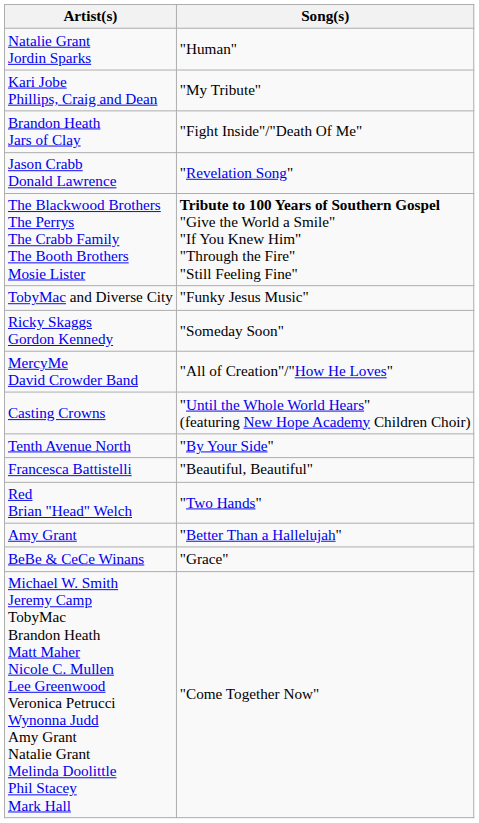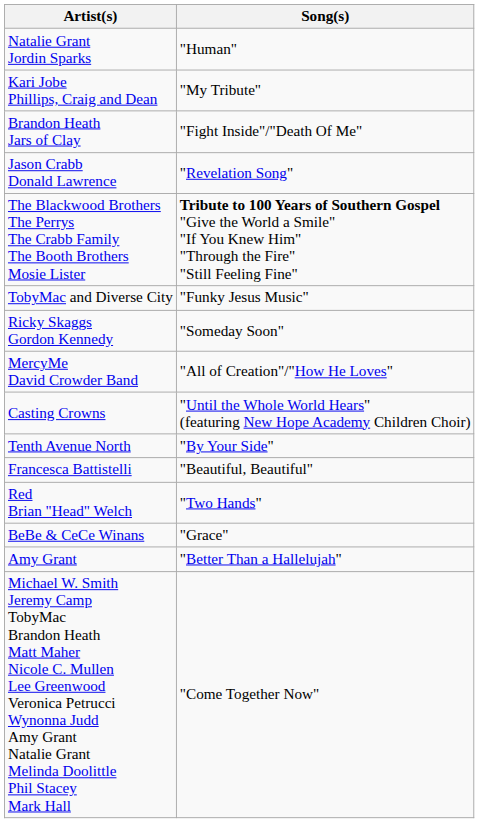rows swapped: (76, 559) <-> (42, 535)
